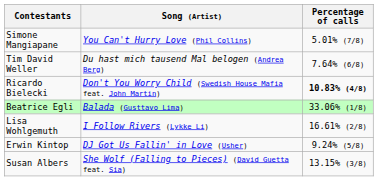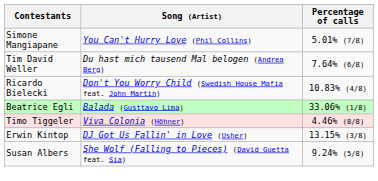(338, 88) bold -> (338, 88) normal
+ row: (40, 121)
- row: (32, 126)
(338, 145) 9.24% (5/8) -> (338, 135) 13.15% (3/8)
(338, 164) 13.15% (3/8) -> (338, 154) 9.24% (5/8)
